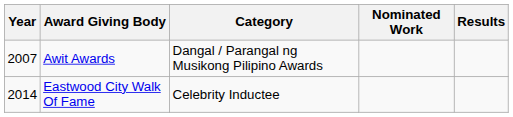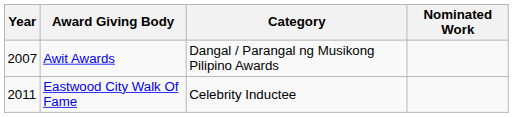- column: (481, 22)
(22, 94) 2014 -> (22, 94) 2011
